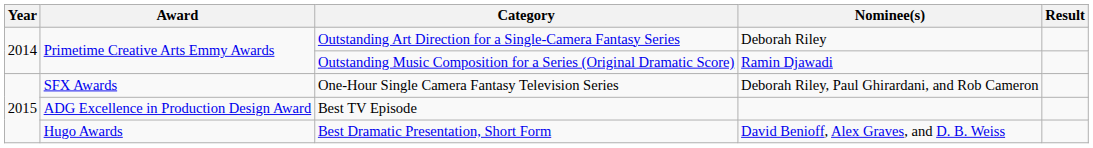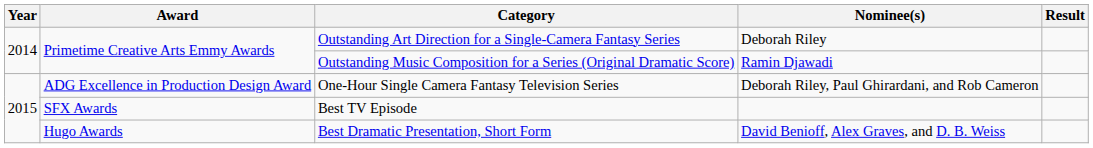(80, 85) SFX Awards -> (177, 85) ADG Excellence in Production Design Award
(177, 108) ADG Excellence in Production Design Award -> (80, 108) SFX Awards
